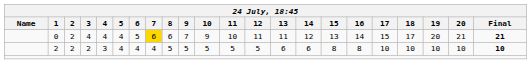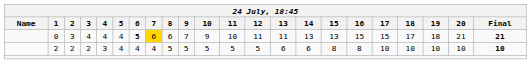(72, 36) 2 -> (72, 36) 3
(137, 36) normal -> (137, 36) bold
(309, 36) 12 -> (309, 36) 13
(359, 36) 14 -> (359, 36) 15
(436, 36) 20 -> (436, 36) 18
